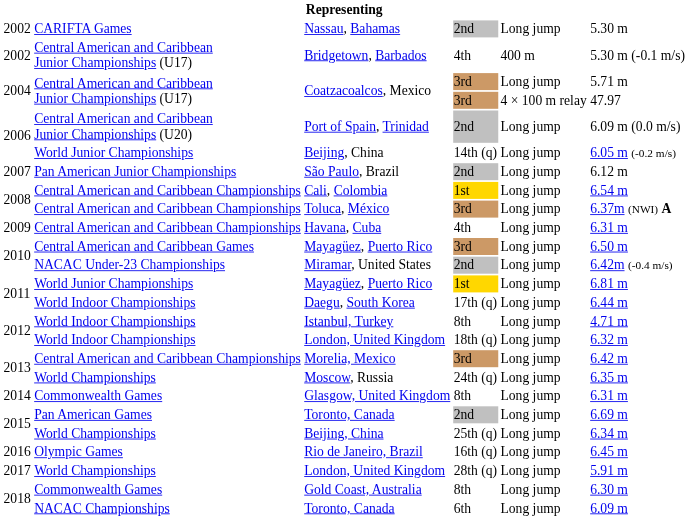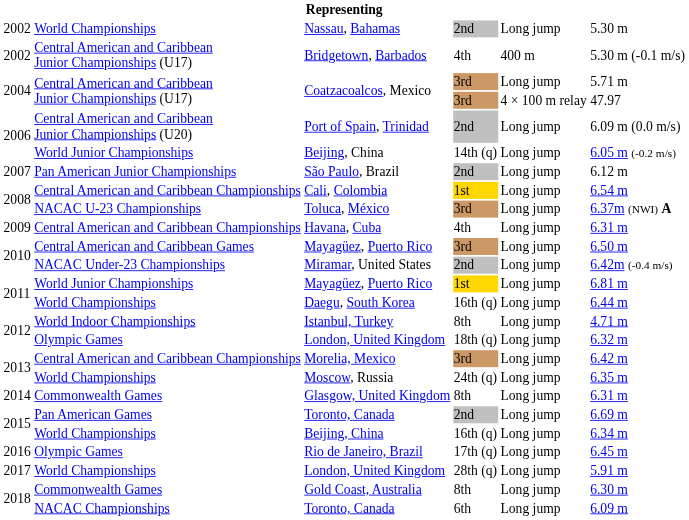(83, 28) CARIFTA Games -> (95, 28) World Championships
(167, 209) Central American and Caribbean Championships -> (118, 209) NACAC U-23 Championships
(115, 302) World Indoor Championships -> (95, 302) World Championships
(475, 302) 17th (q) -> (475, 302) 16th (q)
(115, 340) World Indoor Championships -> (79, 340) Olympic Games
(475, 433) 25th (q) -> (475, 433) 16th (q)
(475, 452) 16th (q) -> (475, 452) 17th (q)
